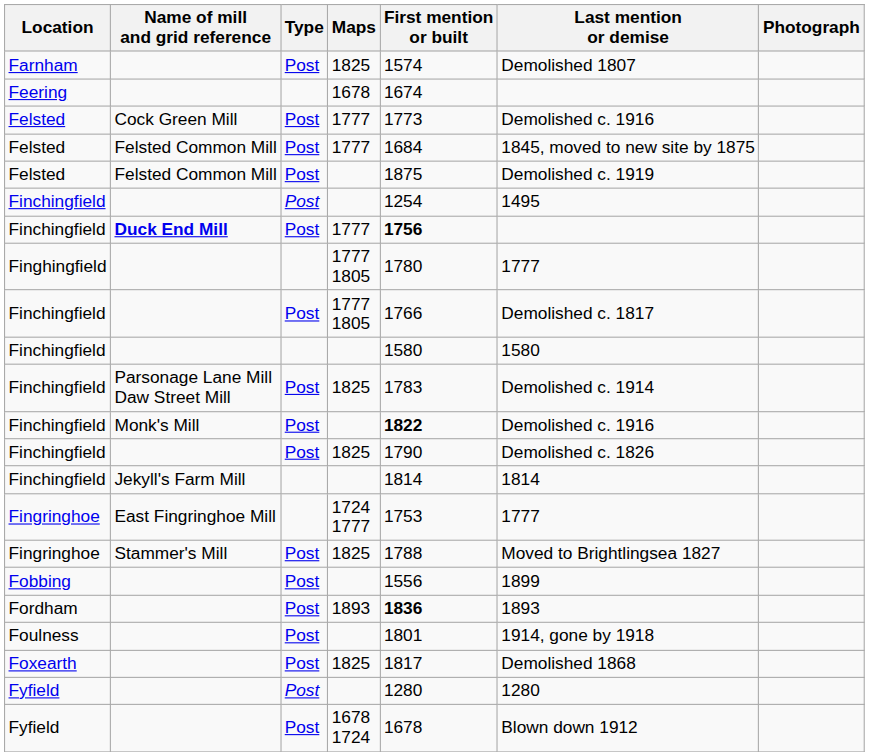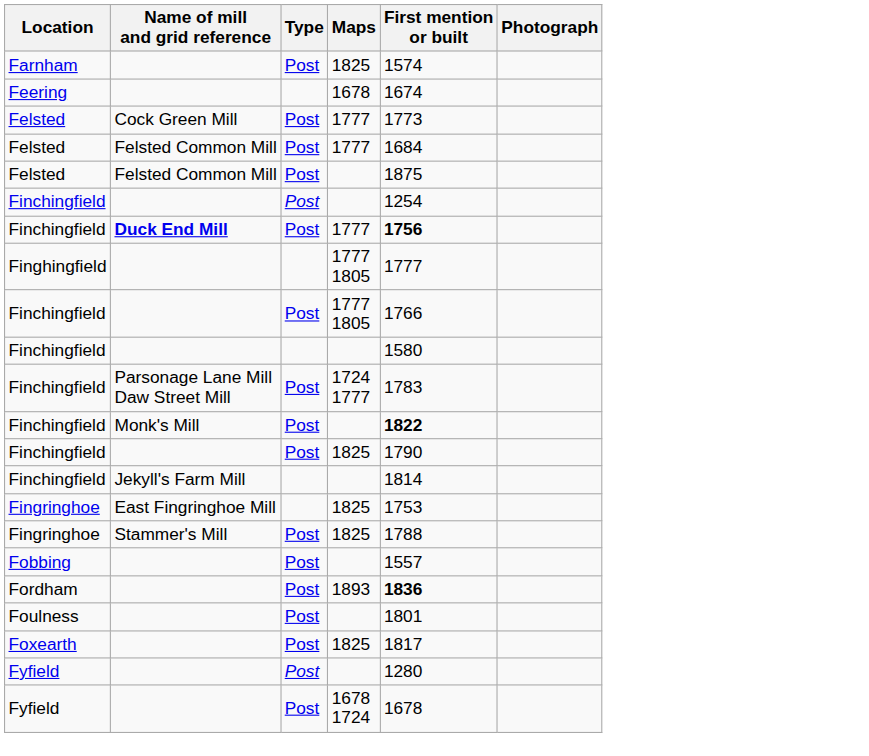- column: (628, 27)
(403, 266) 1780 -> (403, 266) 1777
(351, 387) 1825 -> (351, 387) 1724 1777
(351, 516) 1724 1777 -> (351, 507) 1825
(403, 581) 1556 -> (403, 561) 1557
